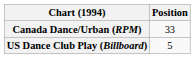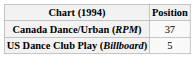(170, 29) 33 -> (170, 29) 37
